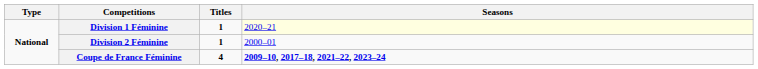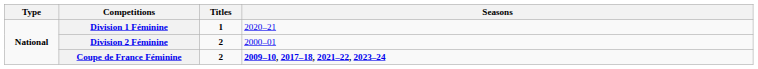(260, 27) lightyellow background -> (260, 27) no background
(221, 42) 1 -> (221, 42) 2
(221, 57) 4 -> (221, 57) 2
